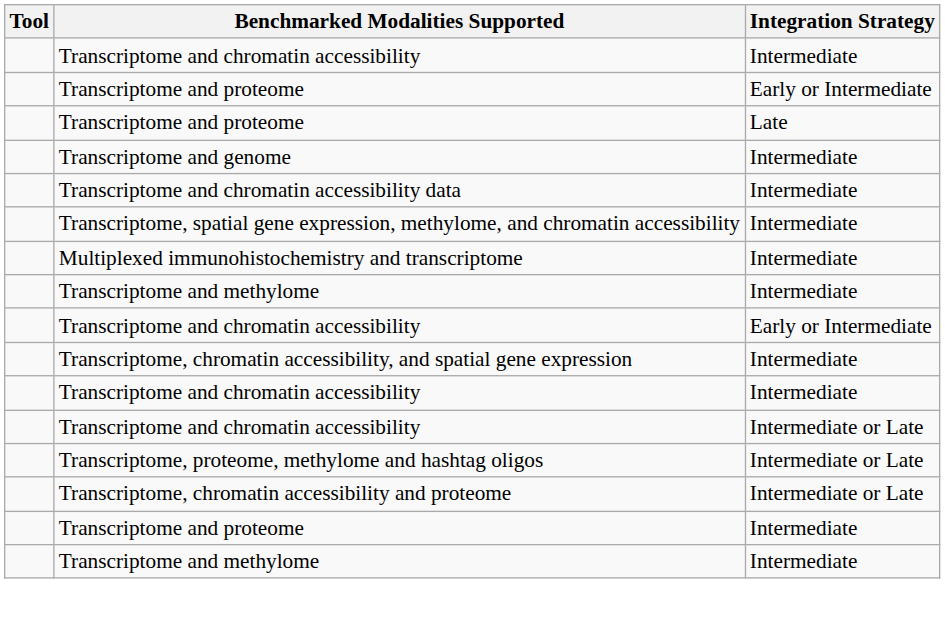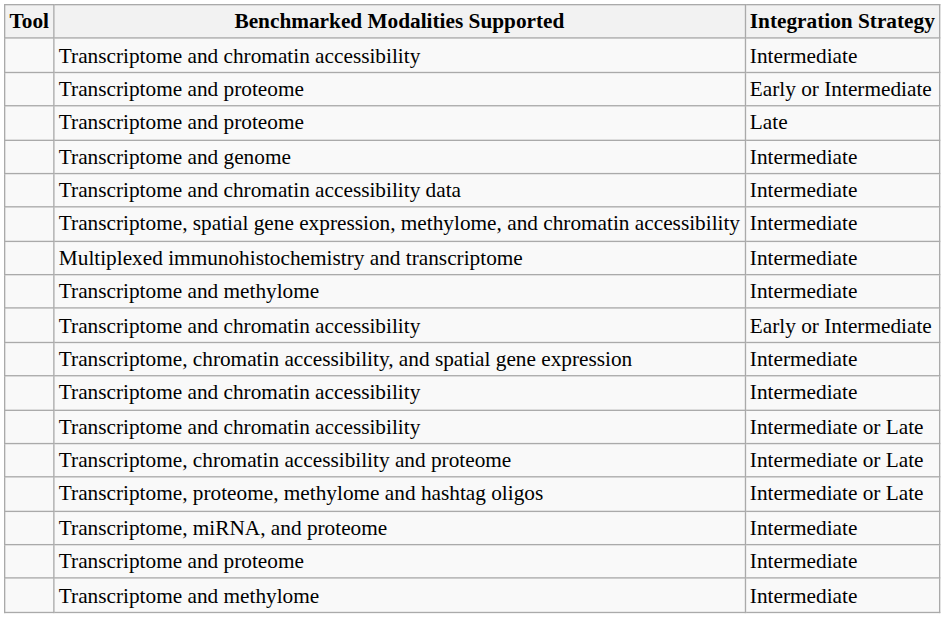rows swapped: (285, 493) <-> (301, 460)
+ row: (223, 527)
